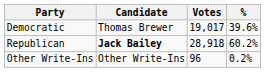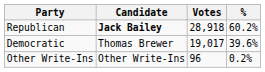rows swapped: (36, 44) <-> (36, 28)
